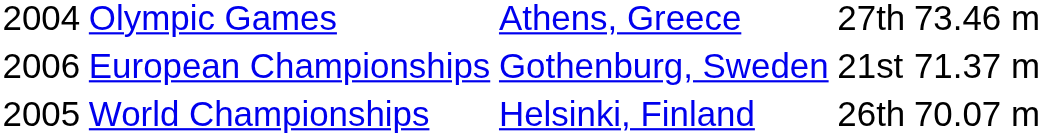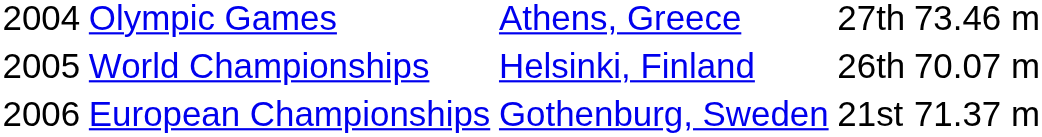rows swapped: (259, 114) <-> (290, 66)
